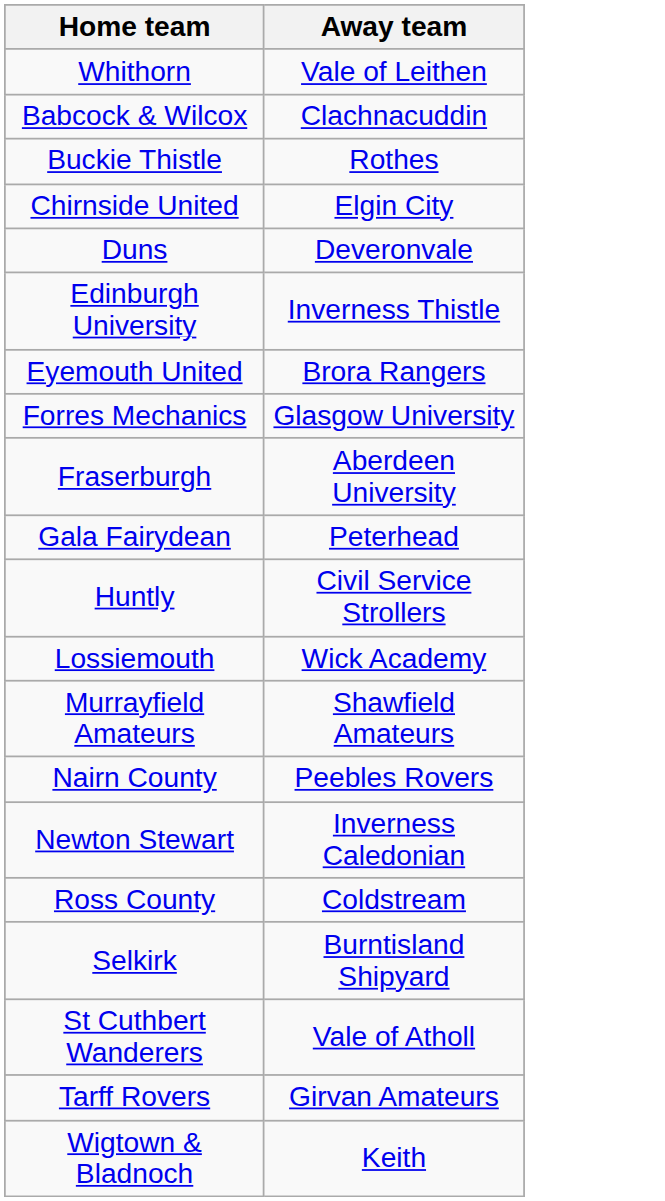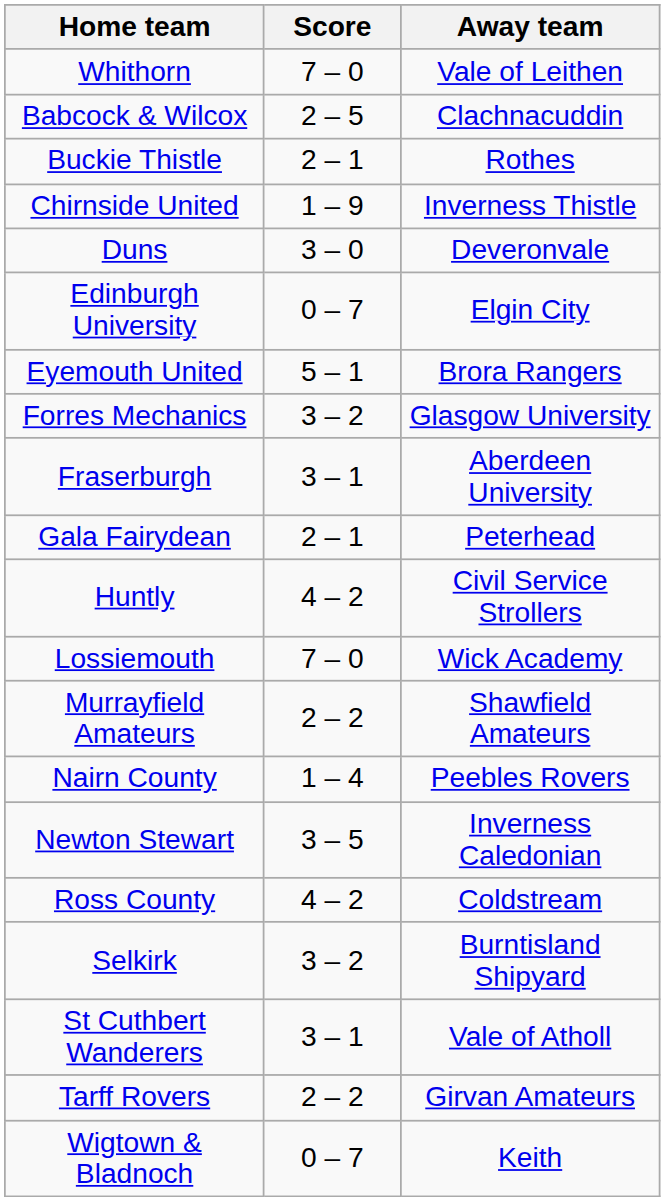+ column: (332, 26)
(394, 205) Elgin City -> (530, 205) Inverness Thistle
(394, 310) Inverness Thistle -> (530, 310) Elgin City
